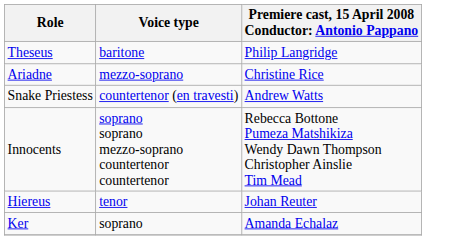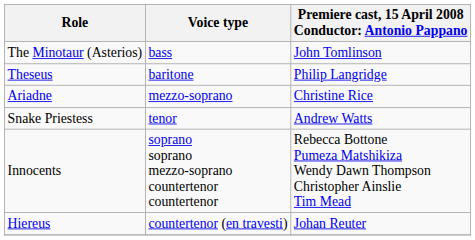+ row: (75, 52)
(169, 96) countertenor (en travesti) -> (163, 118) tenor
(113, 201) tenor -> (218, 223) countertenor (en travesti)
- row: (18, 223)
